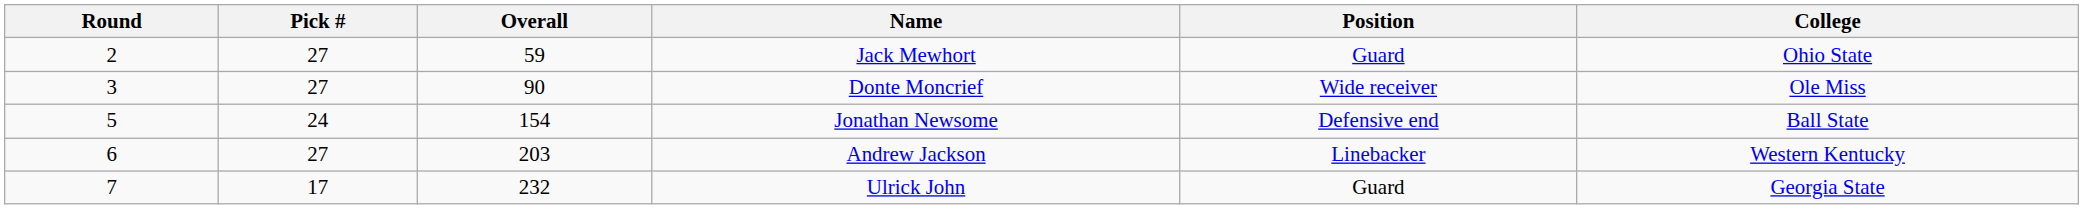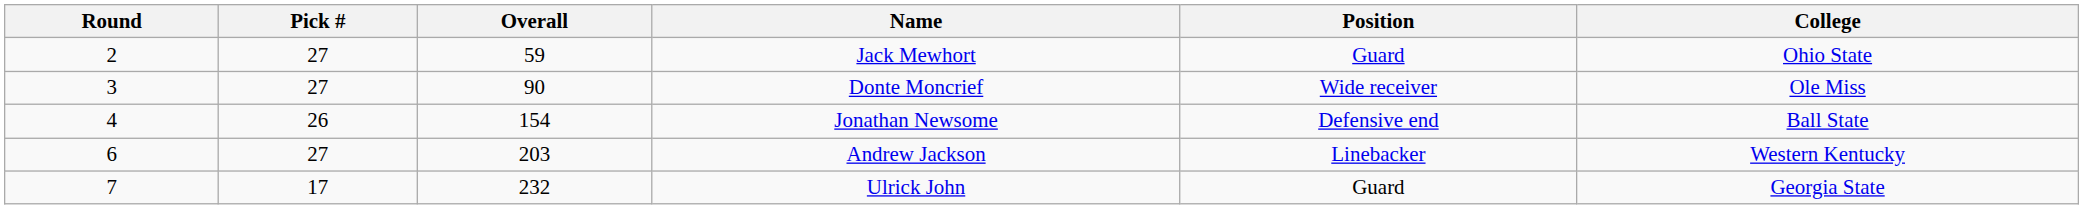(112, 120) 5 -> (112, 120) 4
(318, 120) 24 -> (318, 120) 26
